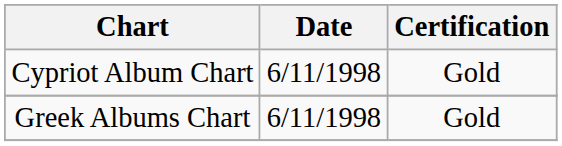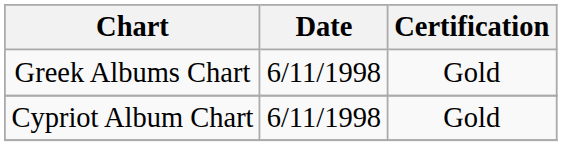rows swapped: (132, 117) <-> (132, 72)
